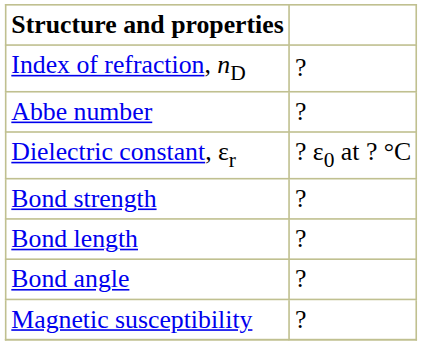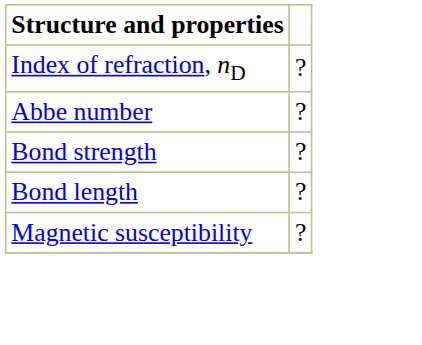- row: (124, 155)
- row: (70, 279)
